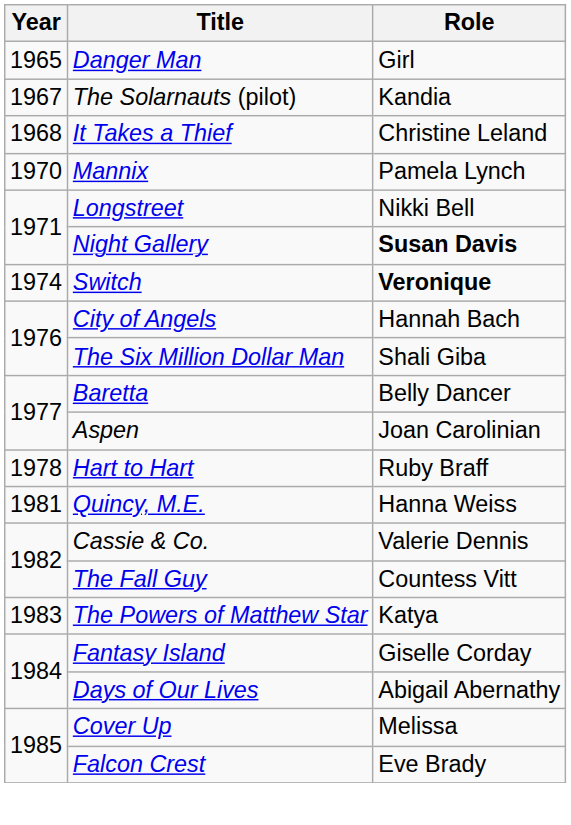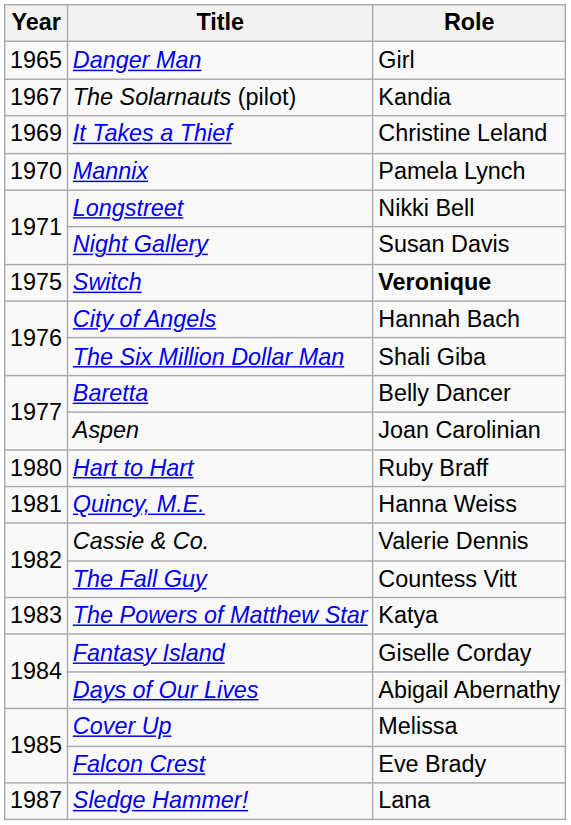(36, 134) 1968 -> (36, 134) 1969
(448, 245) bold -> (444, 245) normal
(36, 282) 1974 -> (36, 282) 1975
(36, 467) 1978 -> (36, 467) 1980
+ row: (160, 801)
